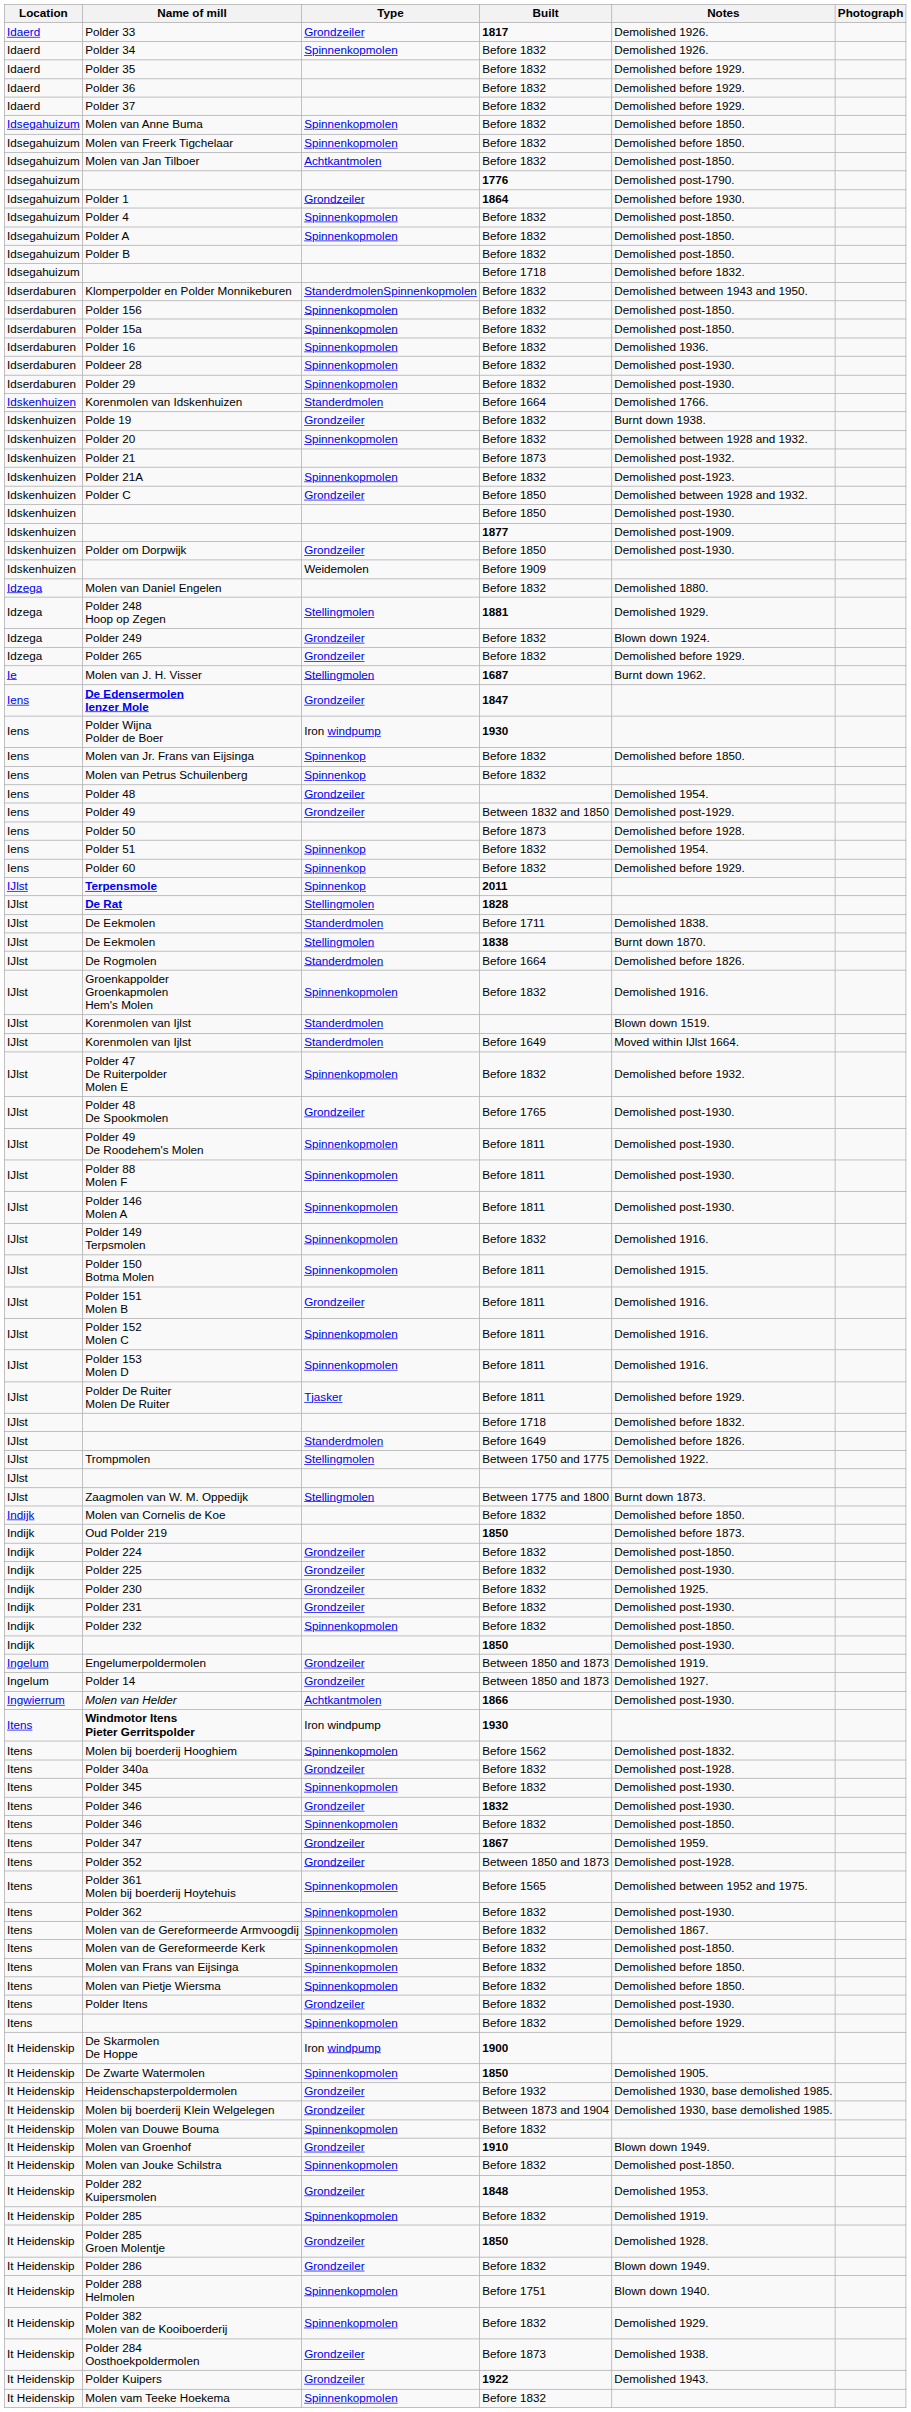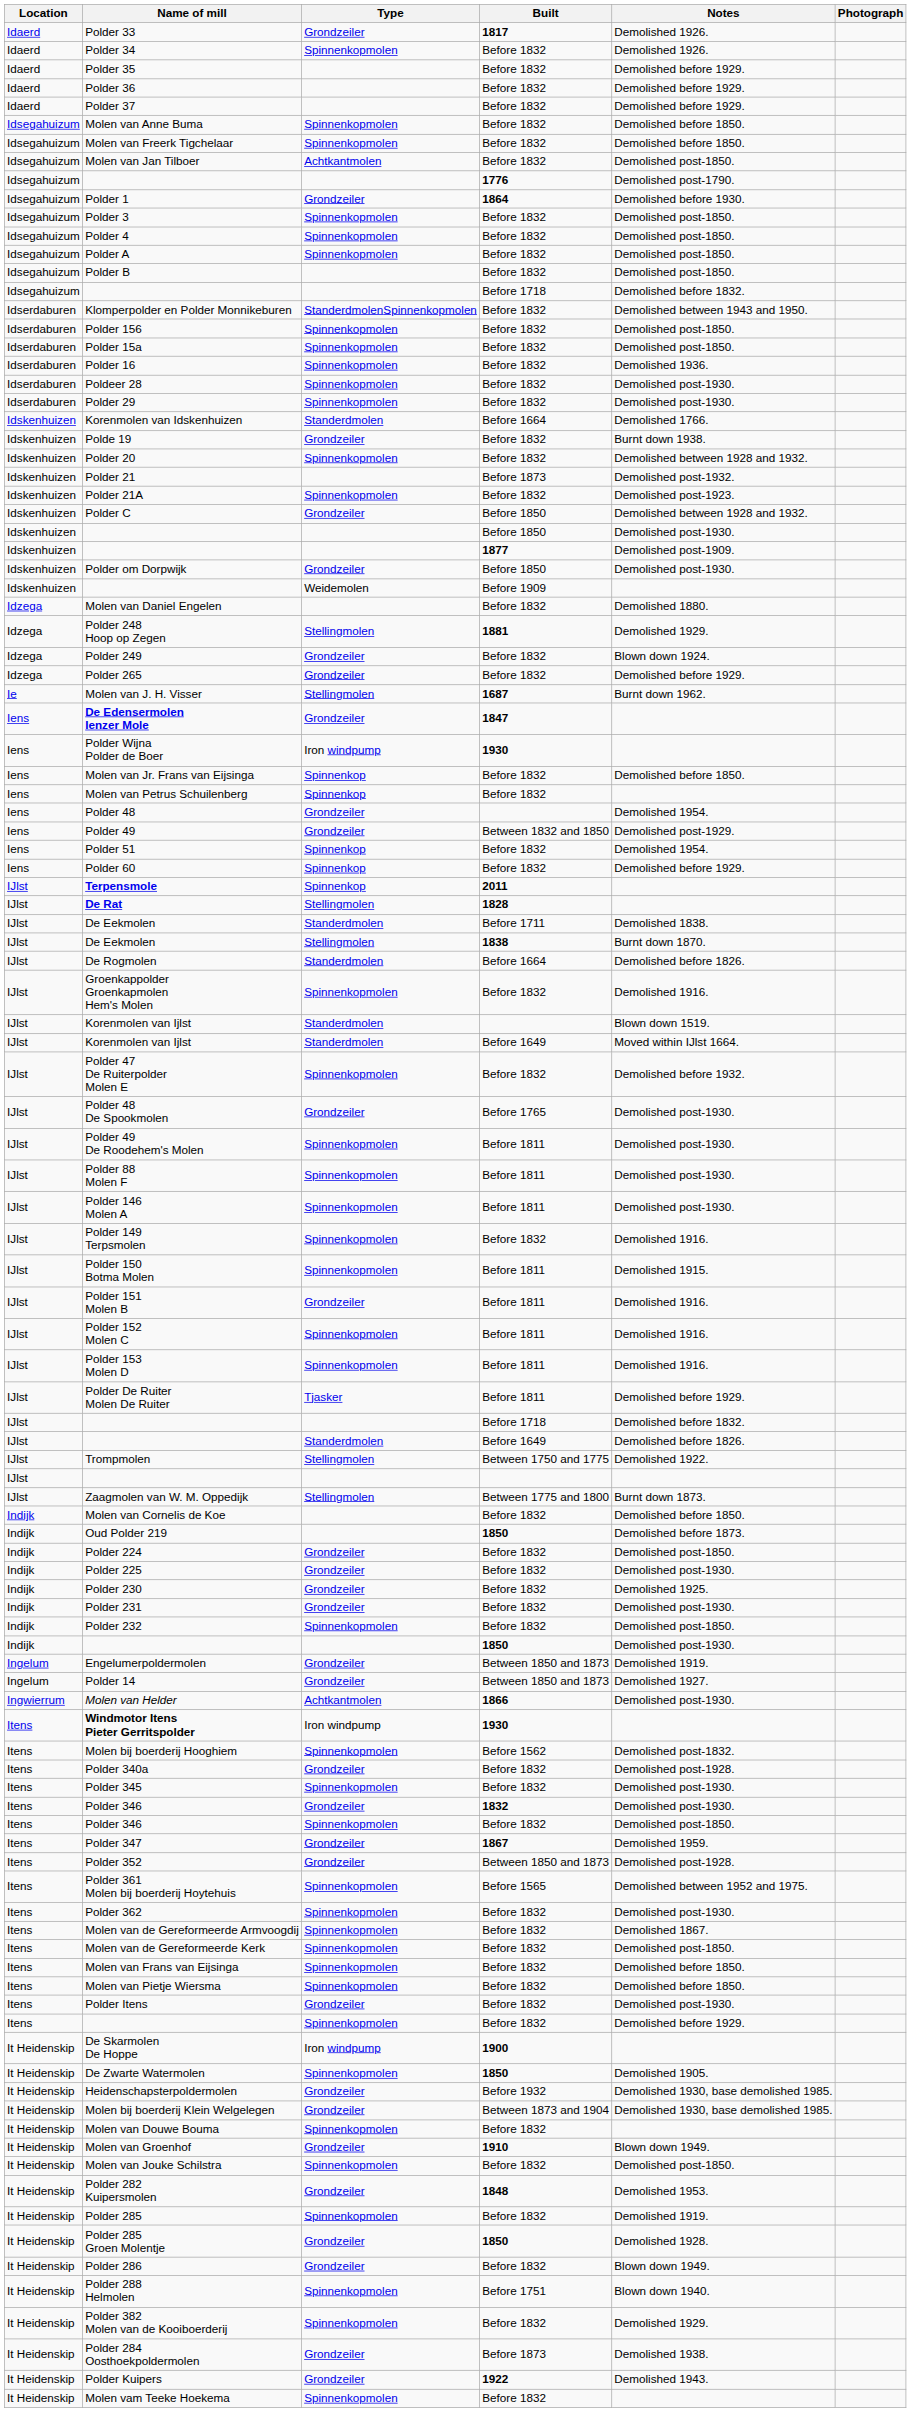+ row: (107, 217)
- row: (110, 831)
